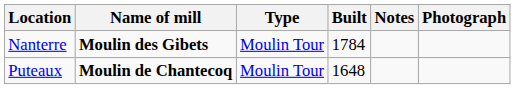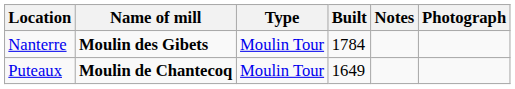(348, 70) 1648 -> (348, 70) 1649
